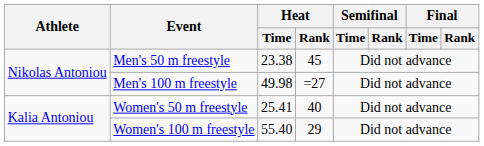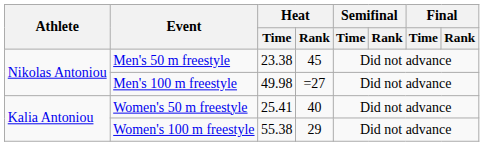(277, 130) 55.40 -> (277, 130) 55.38
